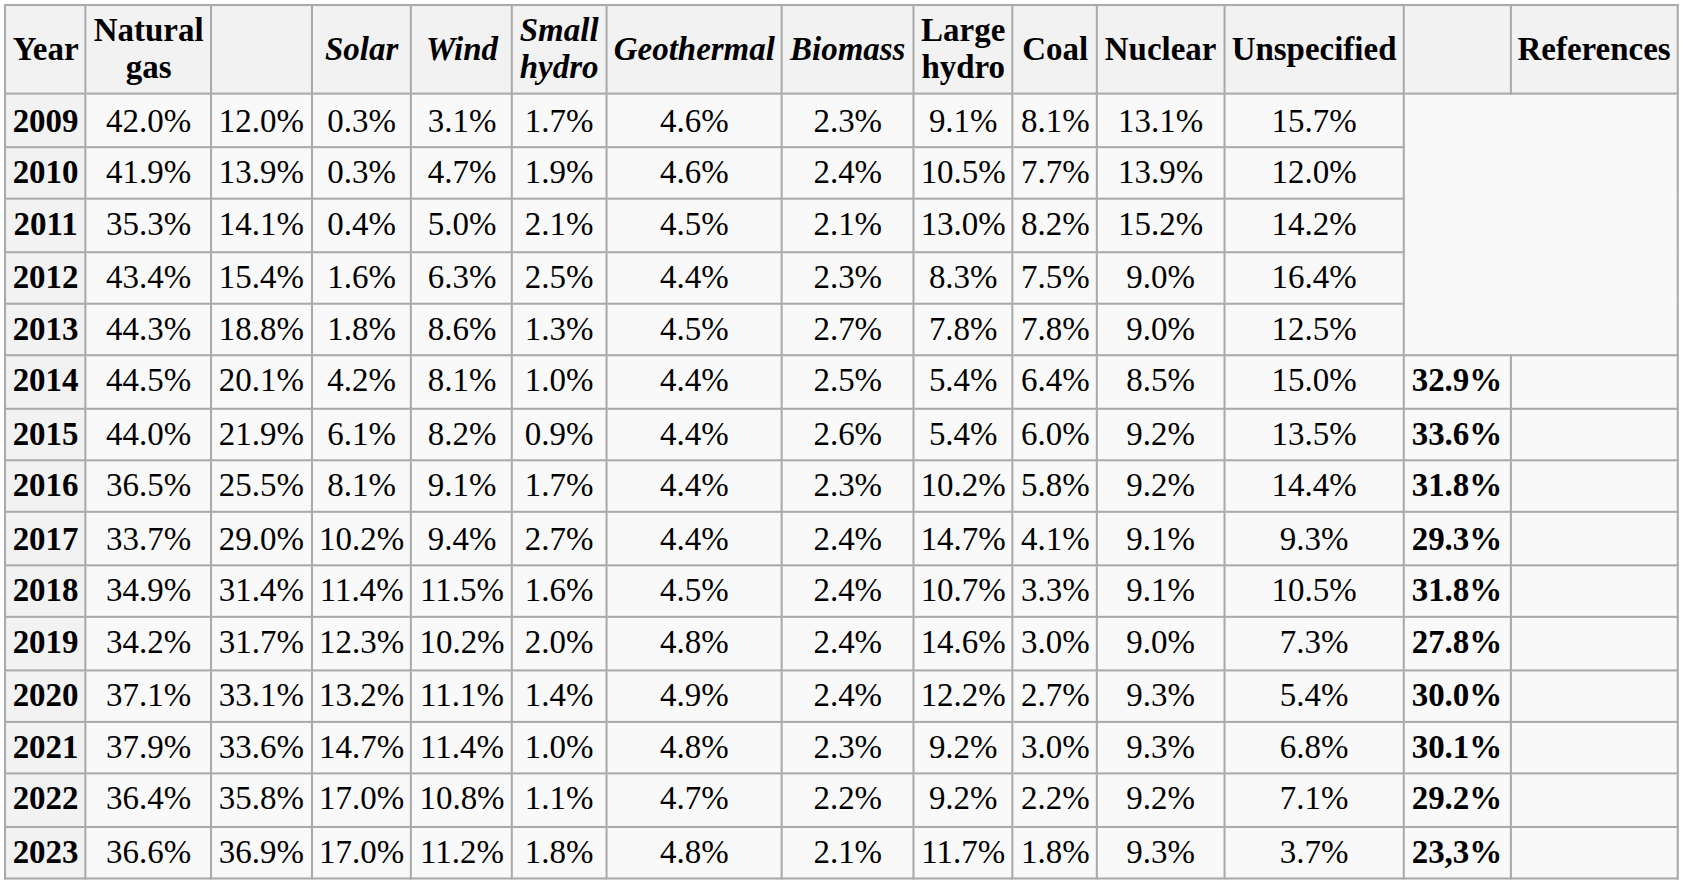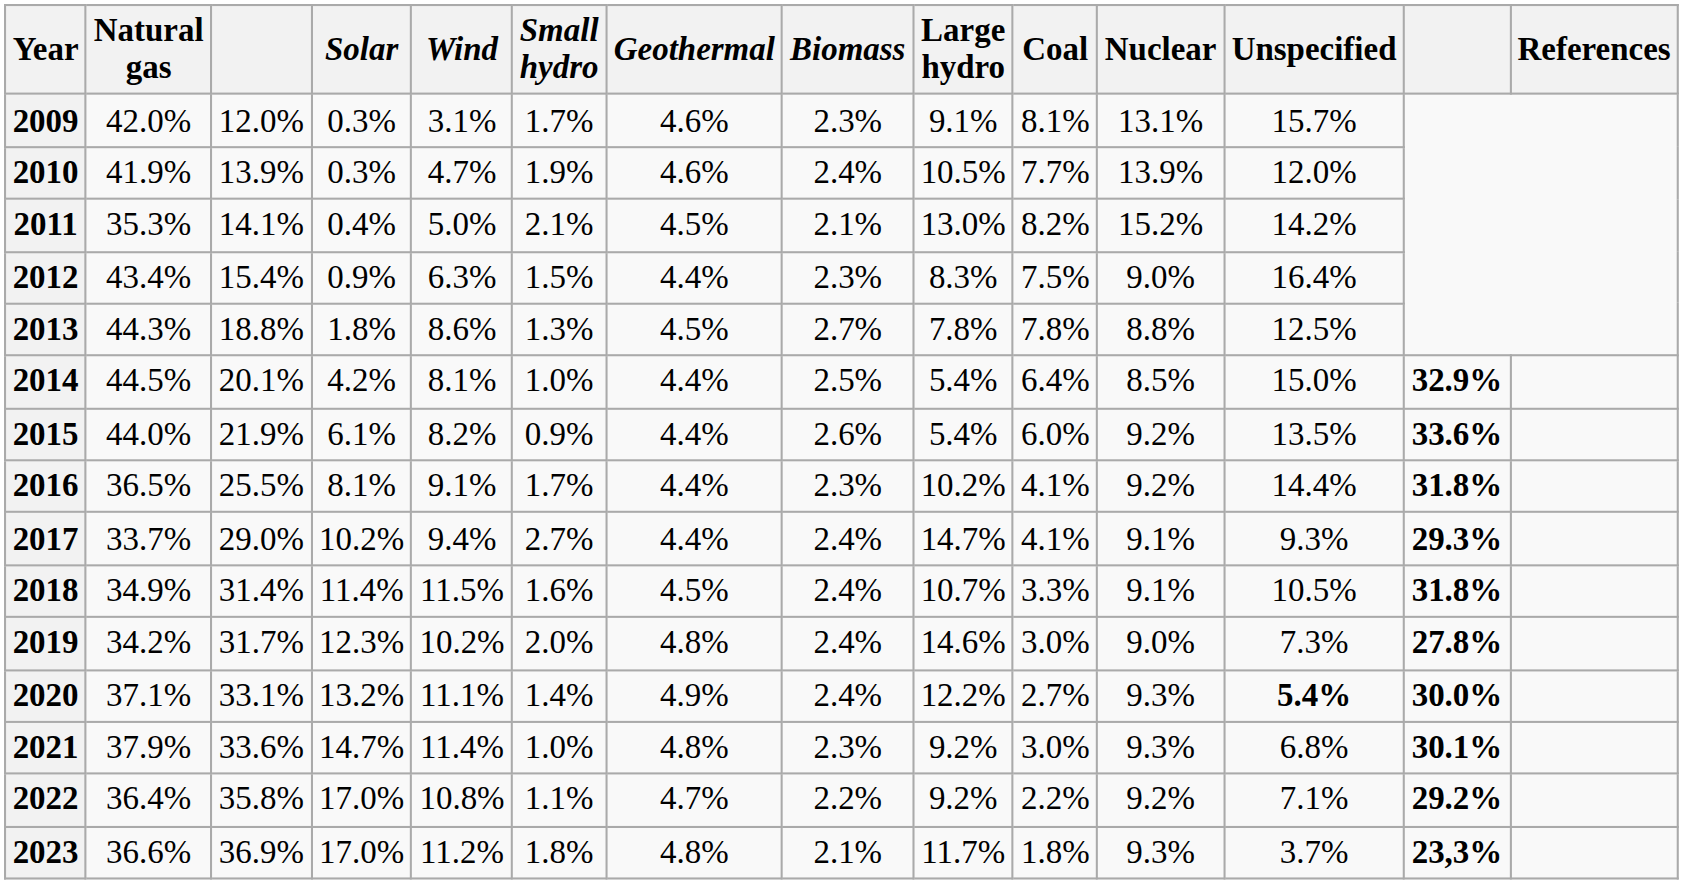(362, 276) 1.6% -> (362, 276) 0.9%
(559, 276) 2.5% -> (559, 276) 1.5%
(1161, 329) 9.0% -> (1161, 329) 8.8%
(1055, 485) 5.8% -> (1055, 485) 4.1%
(1314, 694) normal -> (1314, 694) bold
